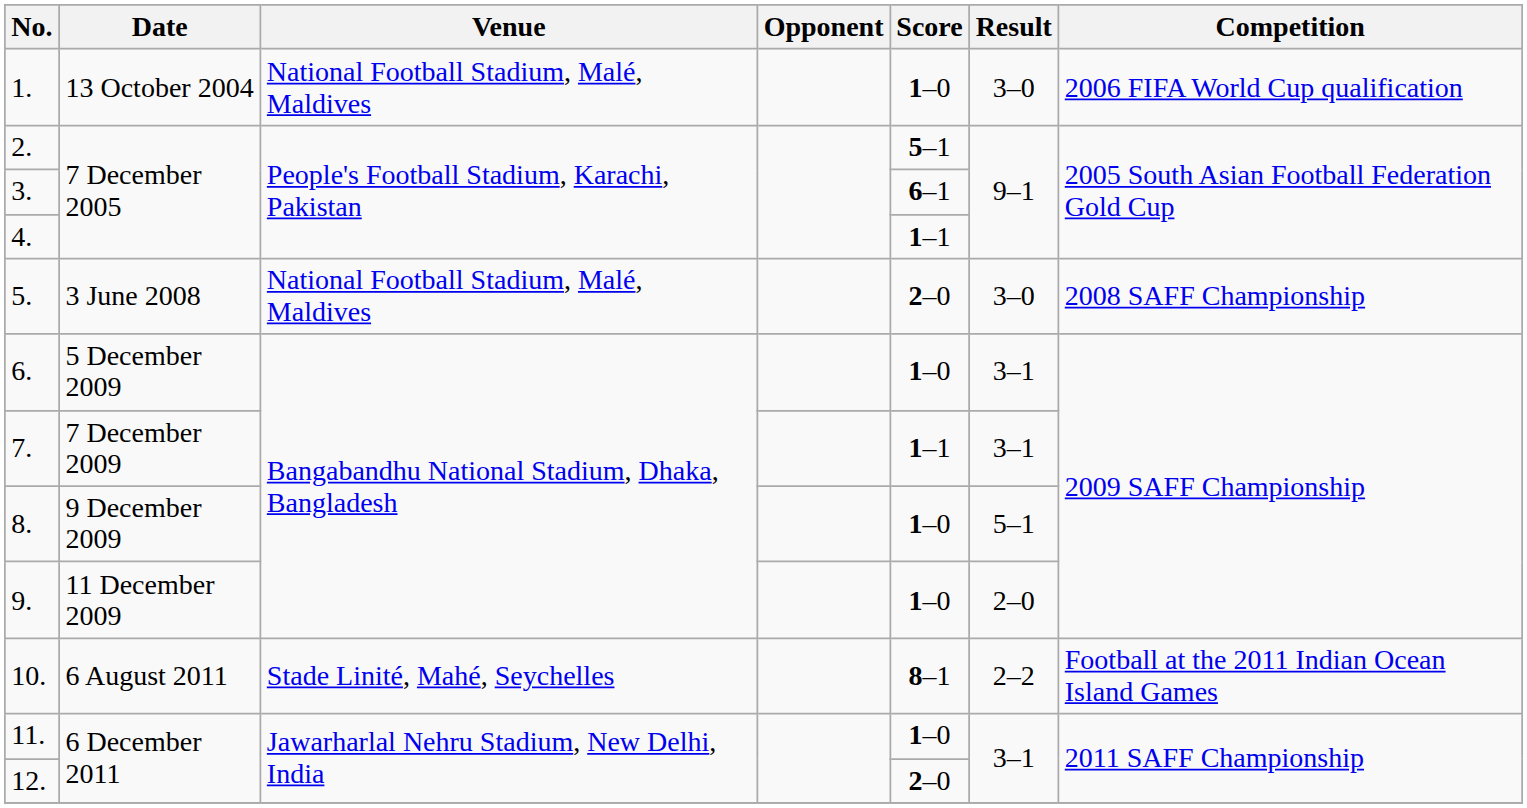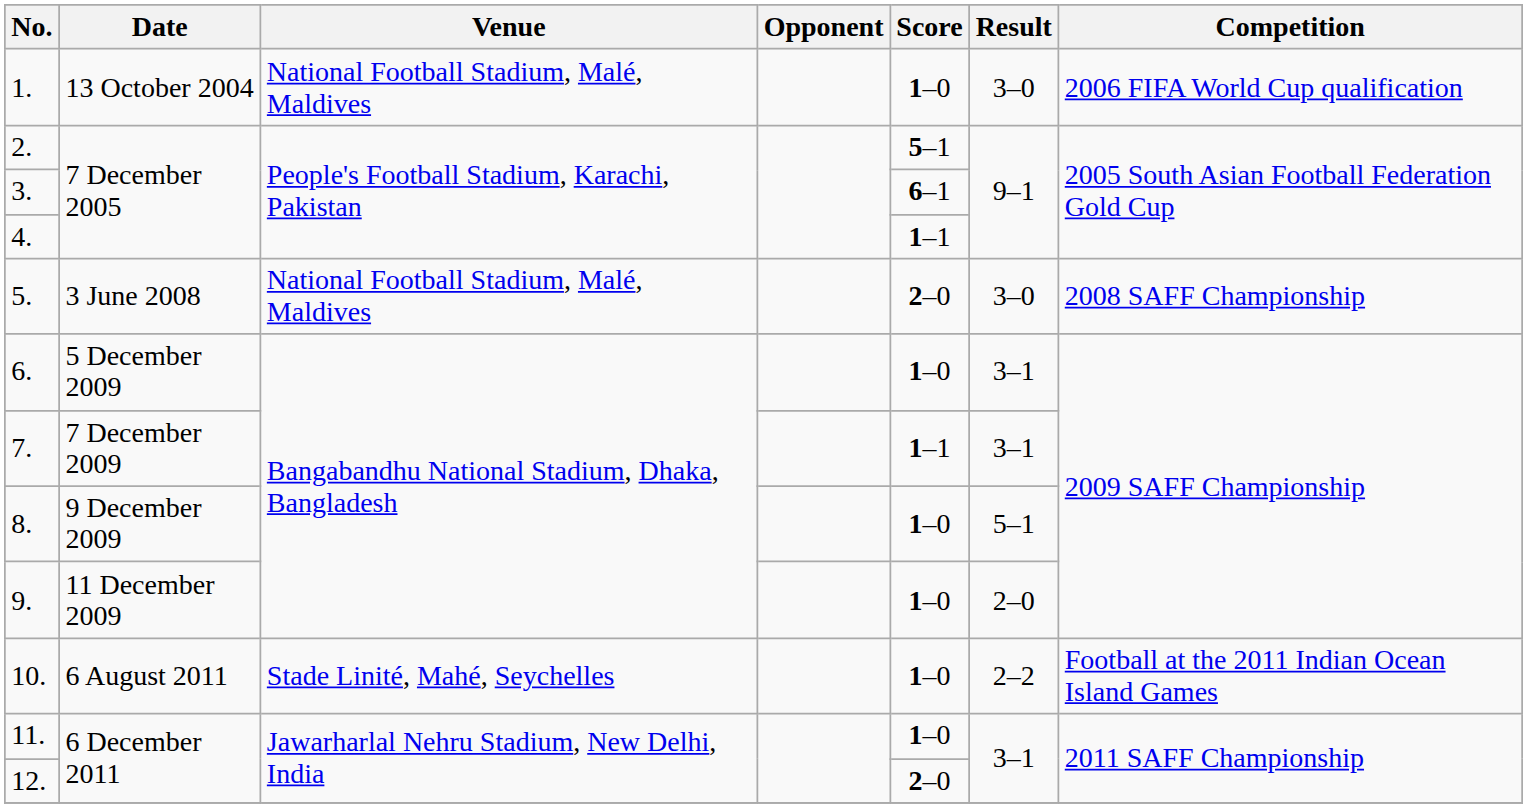(930, 675) 8–1 -> (930, 675) 1–0
